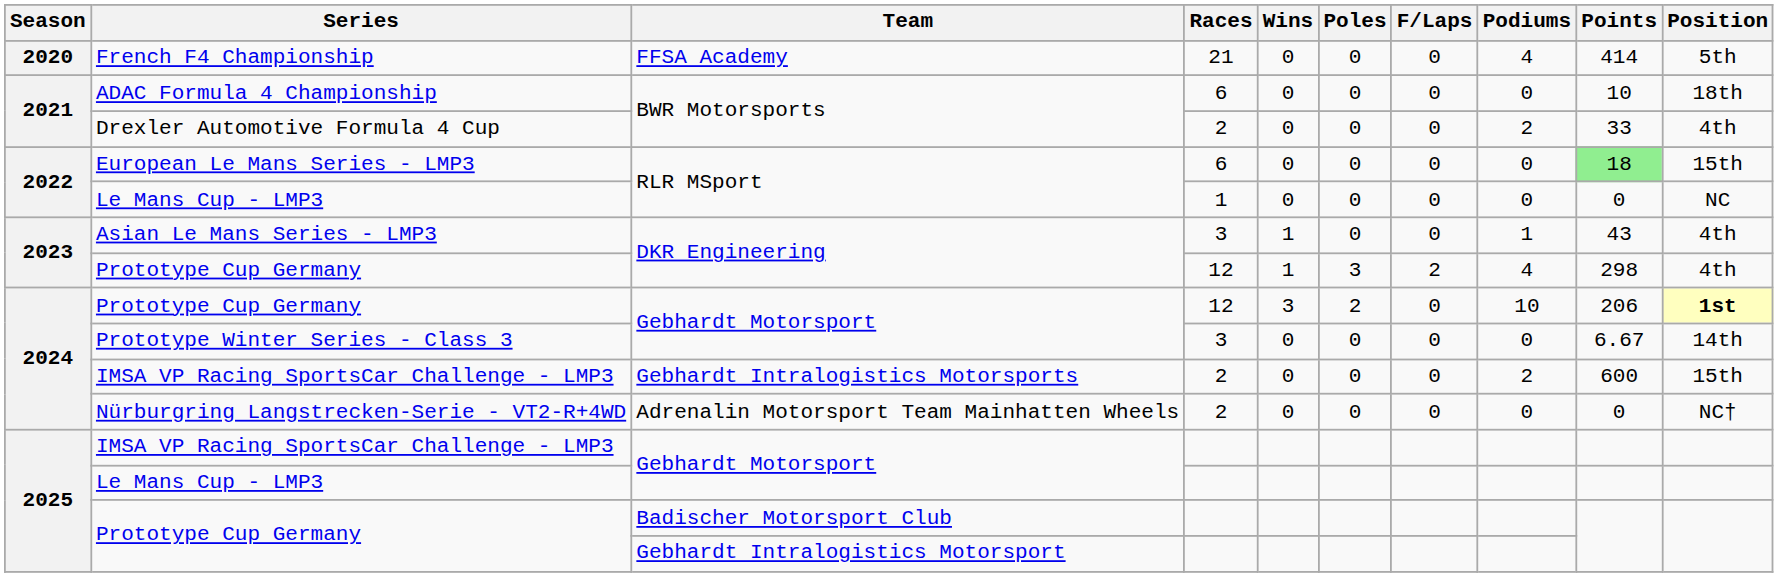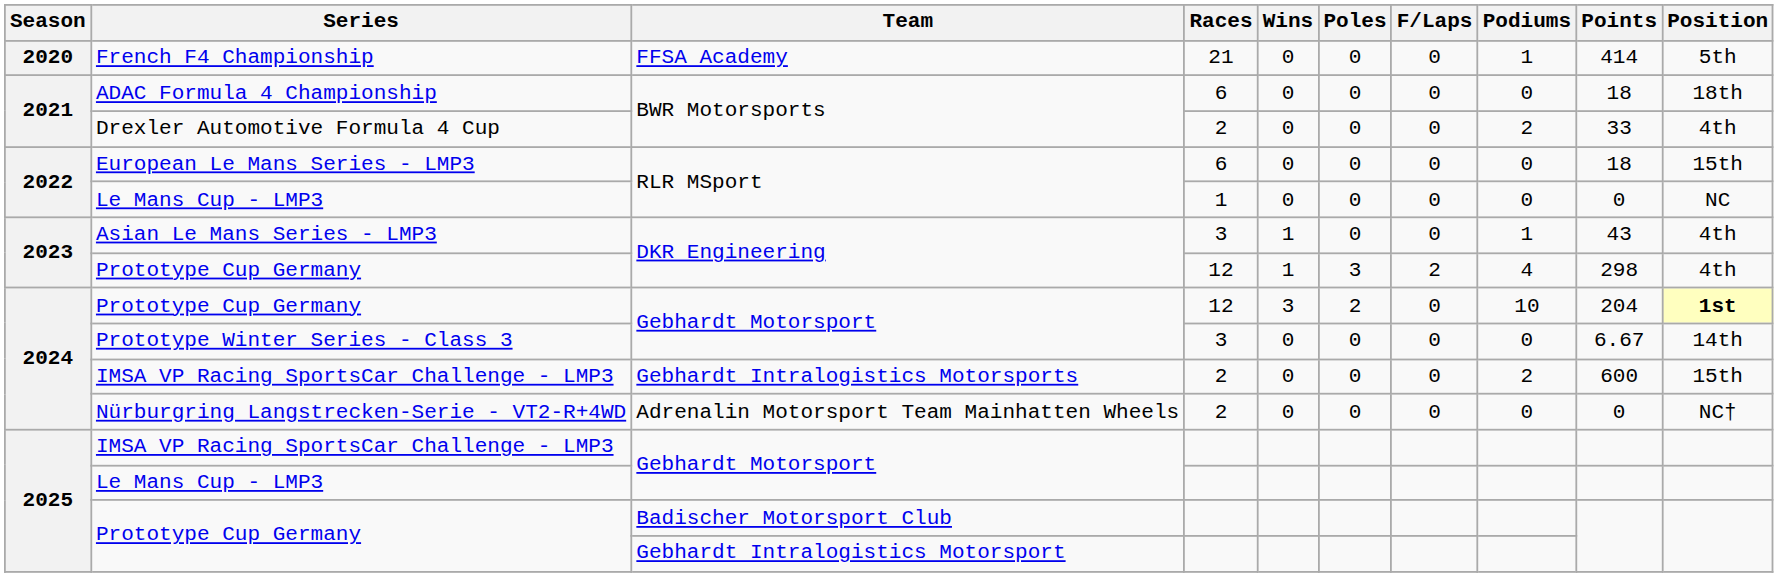(1527, 58) 4 -> (1527, 58) 1
(1619, 93) 10 -> (1619, 93) 18
(1619, 164) lightgreen background -> (1619, 164) no background
(1619, 305) 206 -> (1619, 305) 204
